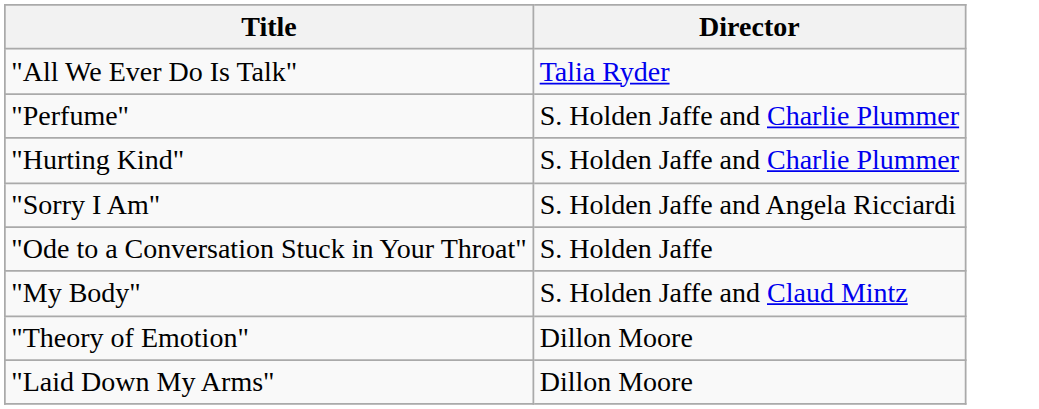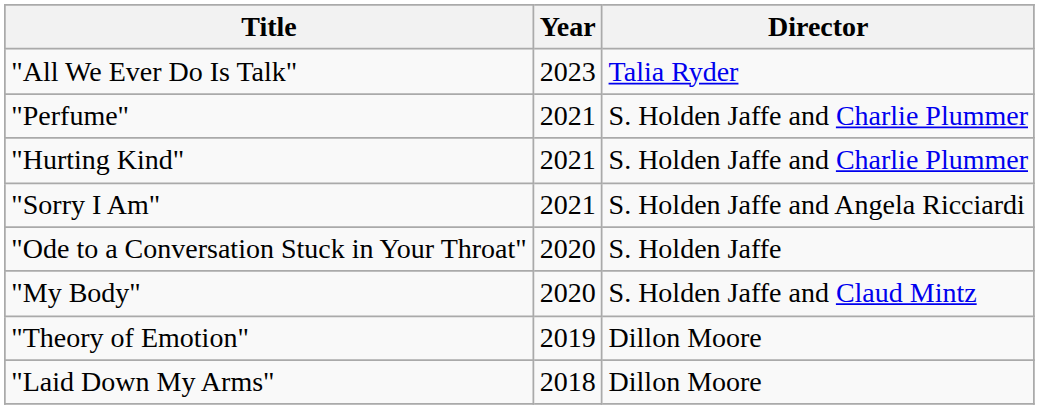+ column: (568, 26)
